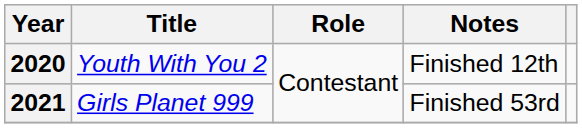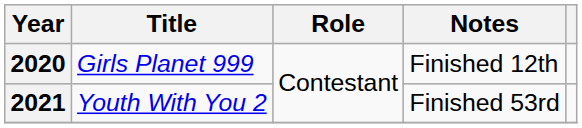(172, 63) Youth With You 2 -> (165, 63) Girls Planet 999
(165, 102) Girls Planet 999 -> (172, 102) Youth With You 2
